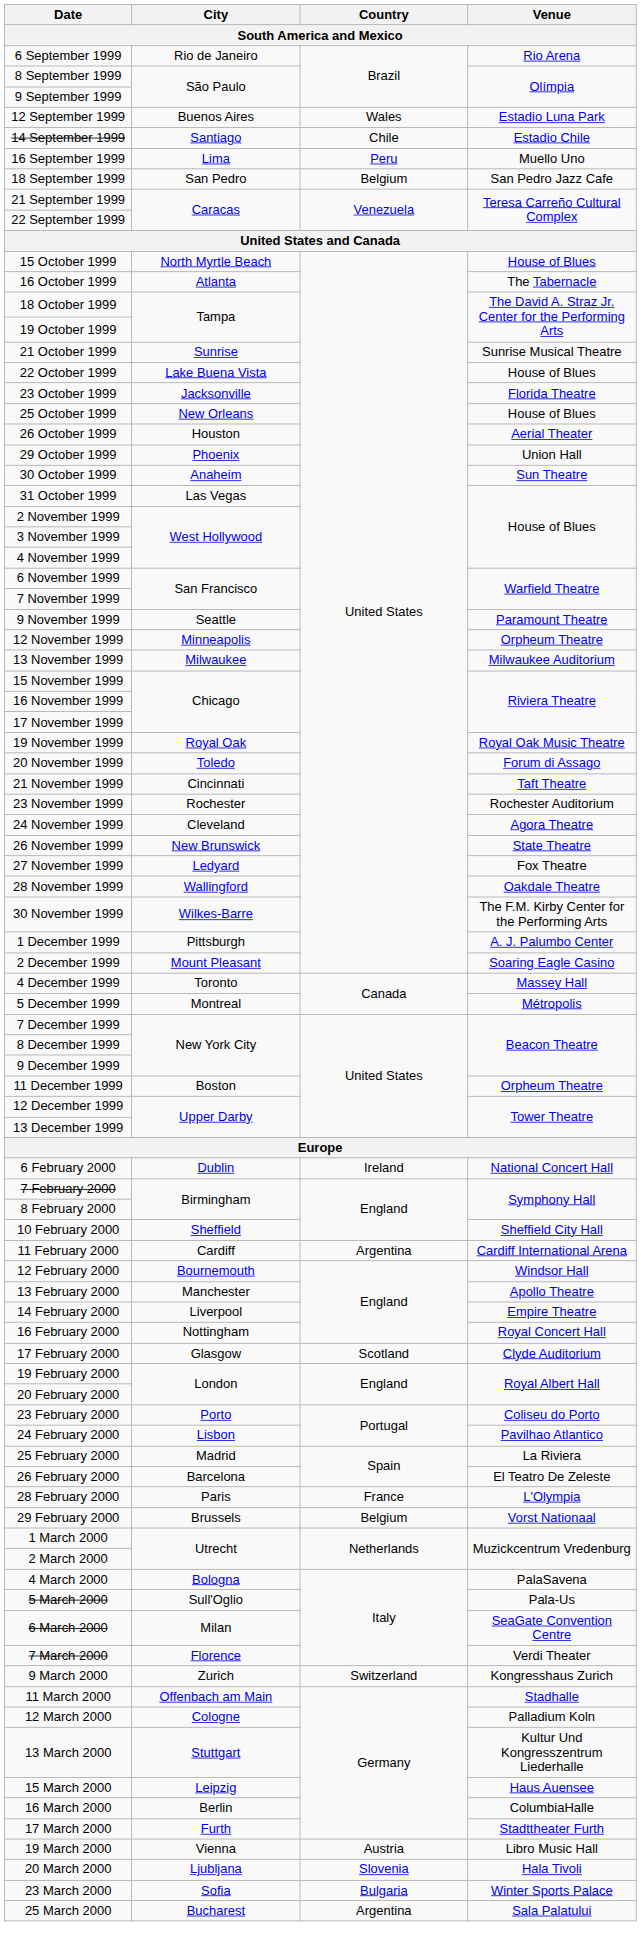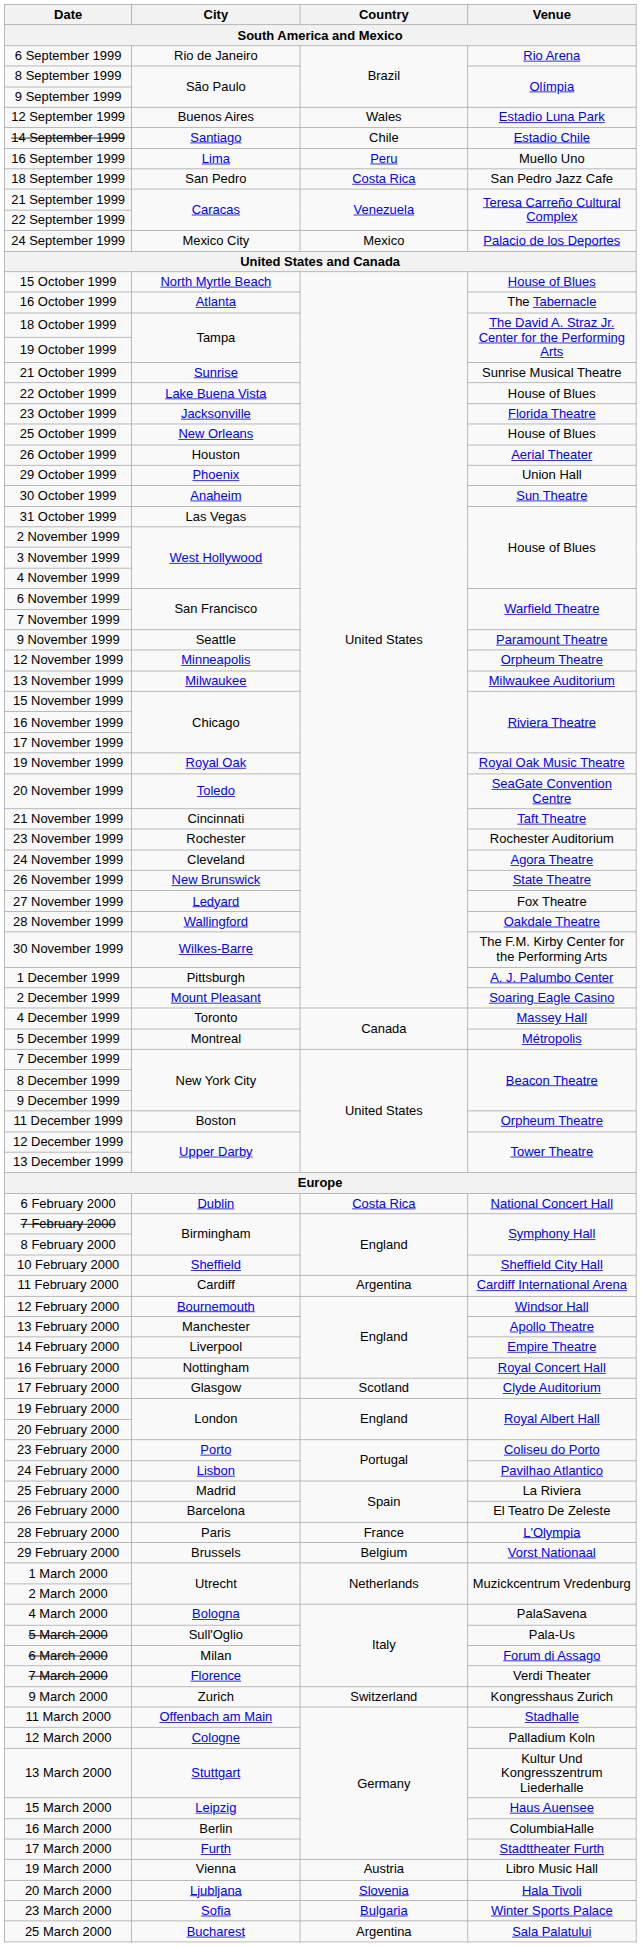(384, 179) Belgium -> (384, 179) Costa Rica
+ row: (68, 240)
(552, 763) Forum di Assago -> (552, 791) SeaGate Convention Centre
(384, 1168) Ireland -> (384, 1203) Costa Rica
(552, 1627) SeaGate Convention Centre -> (552, 1655) Forum di Assago
